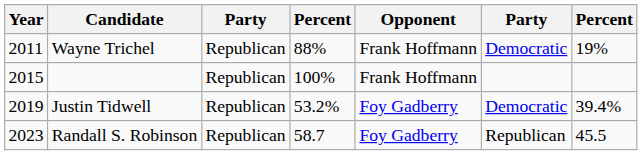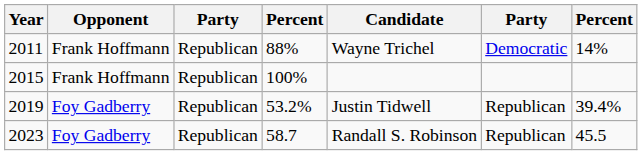columns swapped: (418, 19) <-> (125, 19)
(592, 48) 19% -> (592, 48) 14%
(526, 106) Democratic -> (525, 106) Republican
